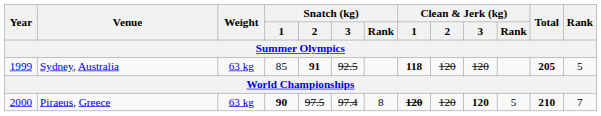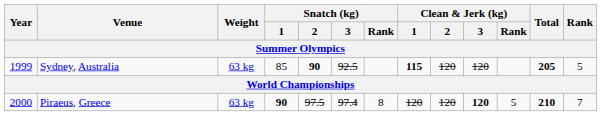(315, 66) 91 -> (315, 66) 90
(414, 66) 118 -> (414, 66) 115
(414, 102) bold -> (414, 102) normal
